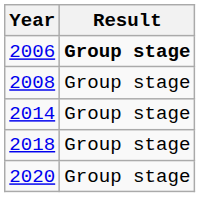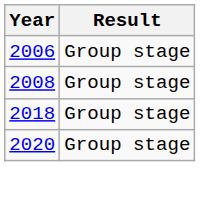(127, 51) bold -> (127, 51) normal
- row: (32, 114)
